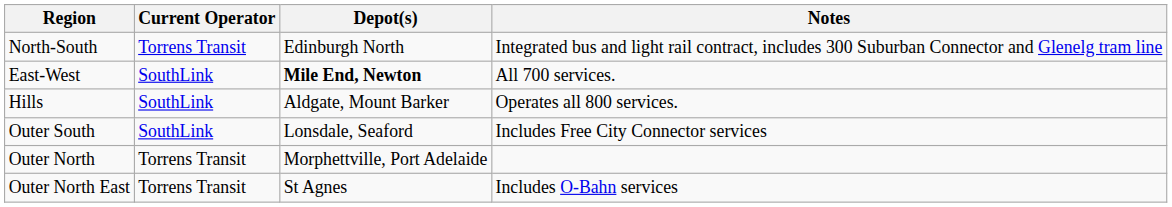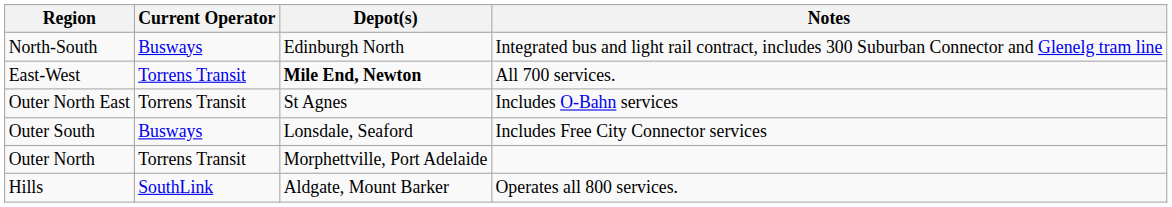(192, 46) Torrens Transit -> (170, 46) Busways
(176, 74) SouthLink -> (192, 74) Torrens Transit
rows swapped: (69, 187) <-> (26, 103)
(176, 131) SouthLink -> (170, 131) Busways
